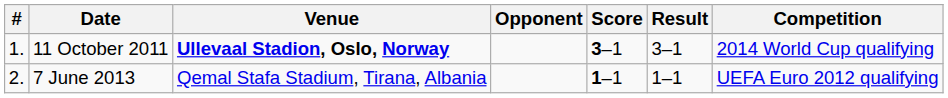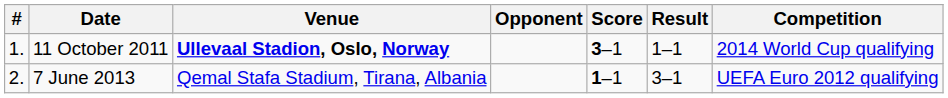(667, 48) 3–1 -> (667, 48) 1–1
(667, 78) 1–1 -> (667, 78) 3–1
